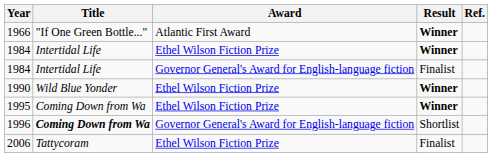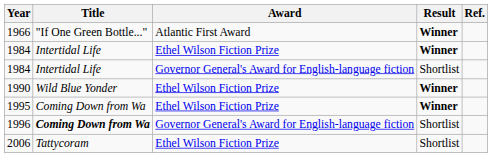(437, 69) Finalist -> (439, 69) Shortlist
(437, 143) Finalist -> (439, 143) Shortlist
